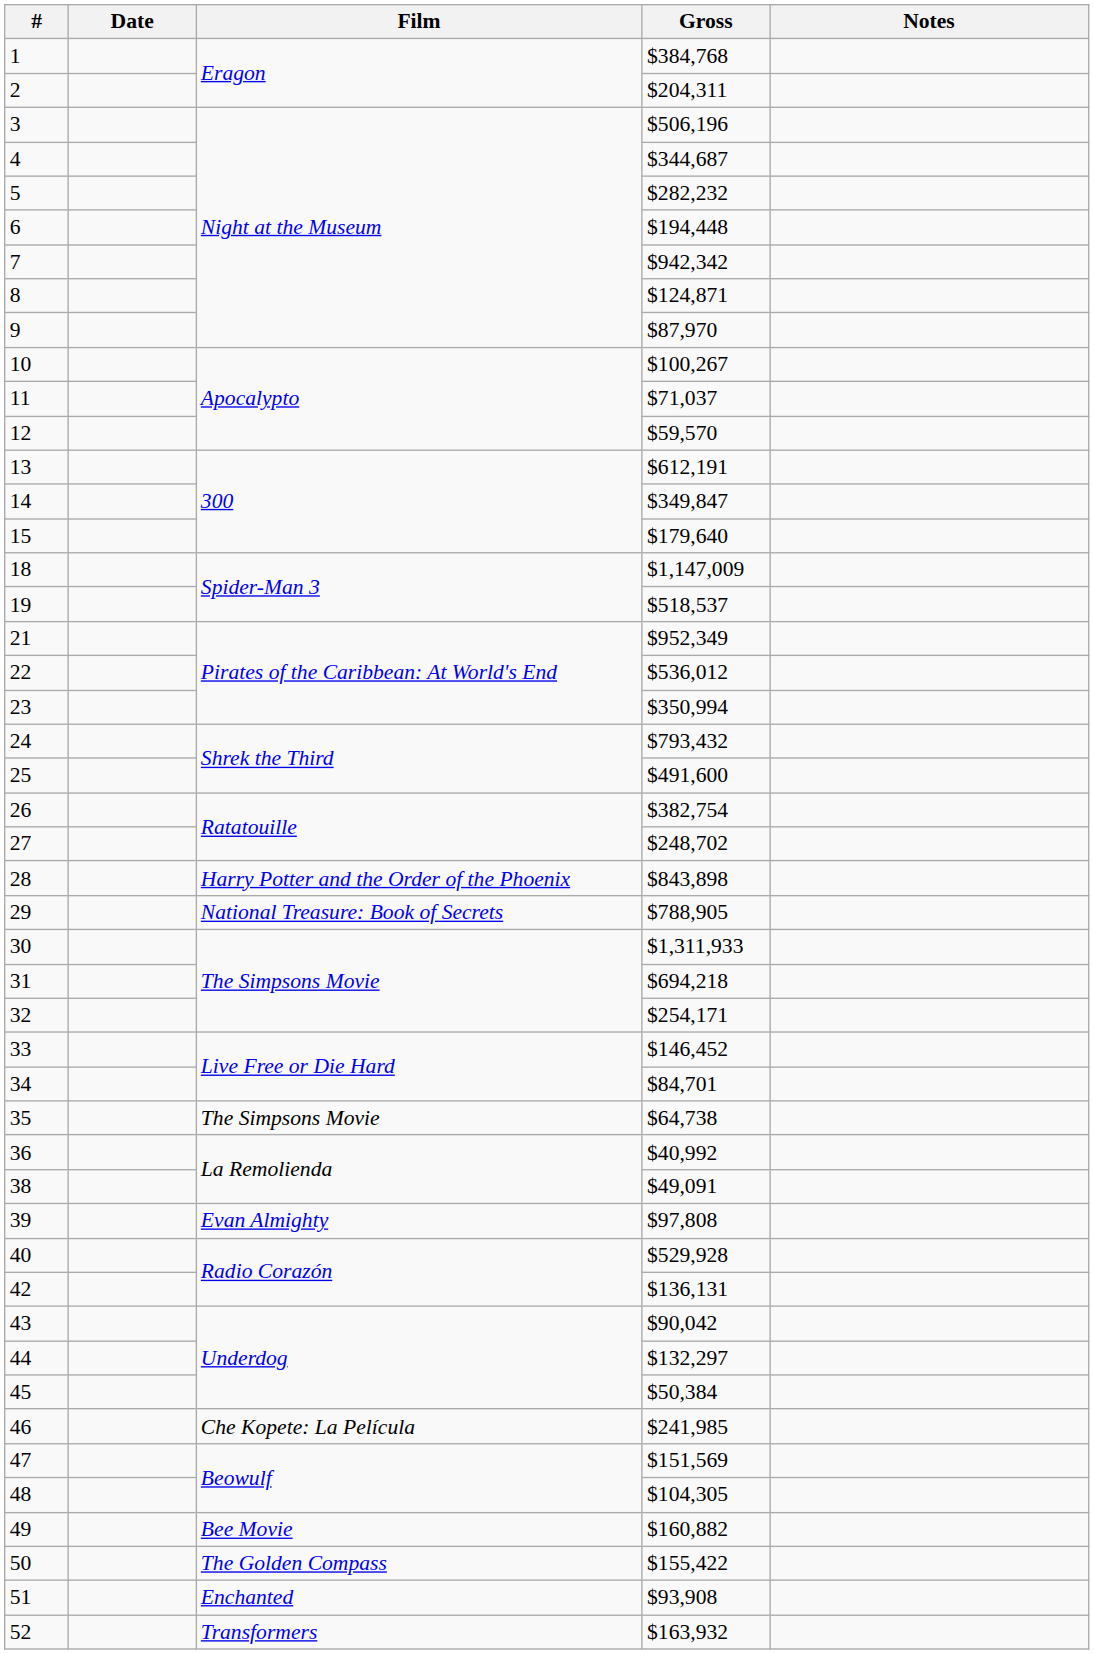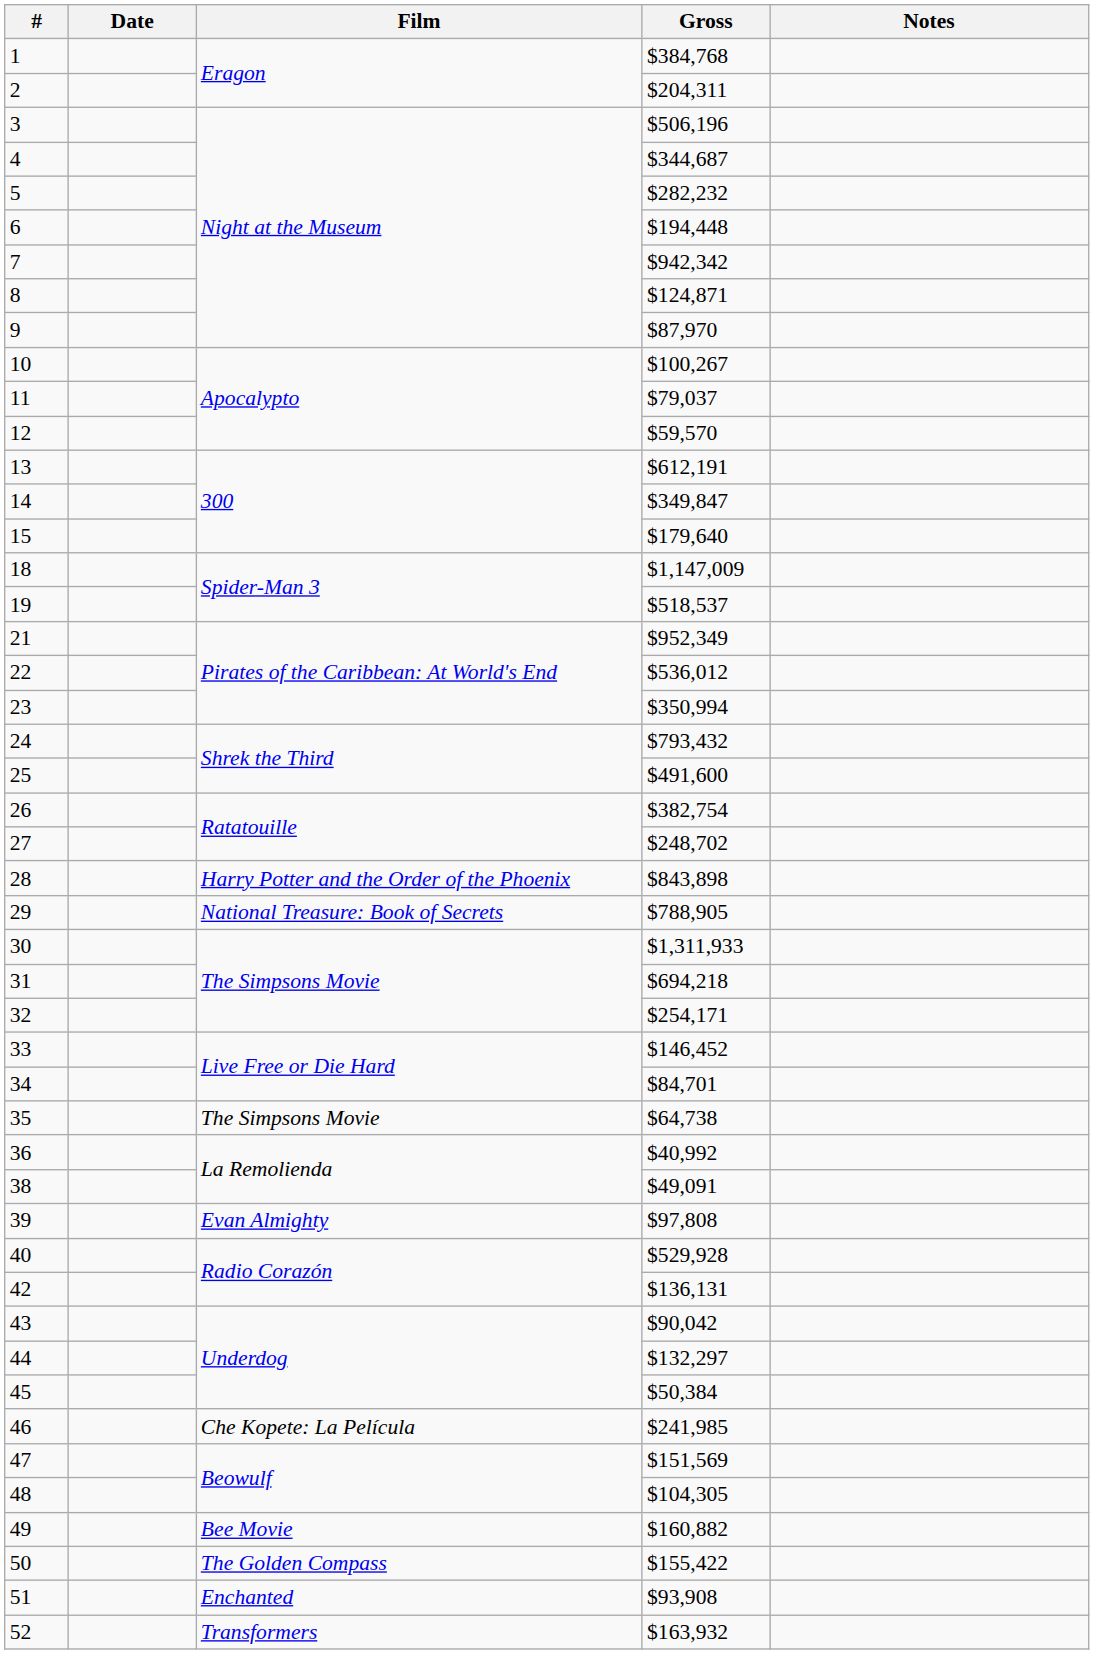(682, 398) $71,037 -> (682, 398) $79,037
